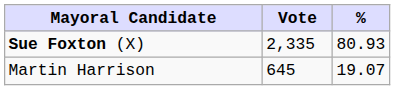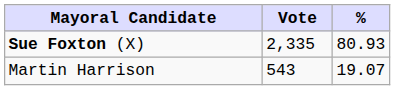(281, 71) 645 -> (281, 71) 543
